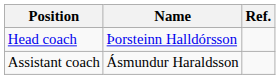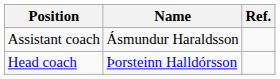rows swapped: (42, 39) <-> (54, 62)
